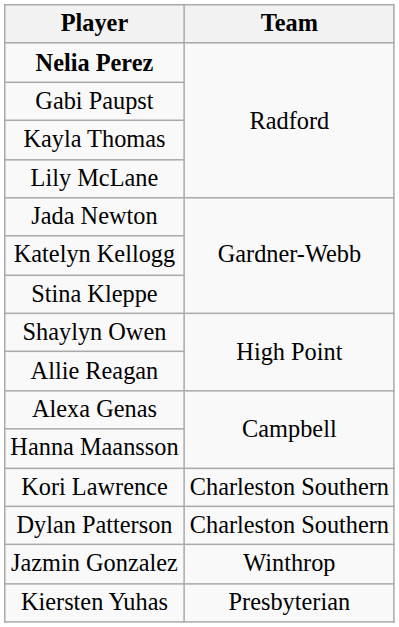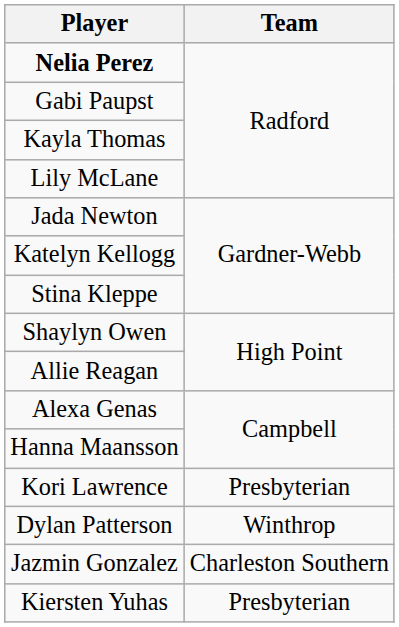(289, 486) Charleston Southern -> (289, 486) Presbyterian
(289, 525) Charleston Southern -> (289, 525) Winthrop
(289, 563) Winthrop -> (289, 563) Charleston Southern
